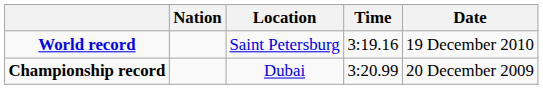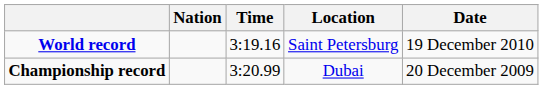columns swapped: (373, 17) <-> (285, 17)
